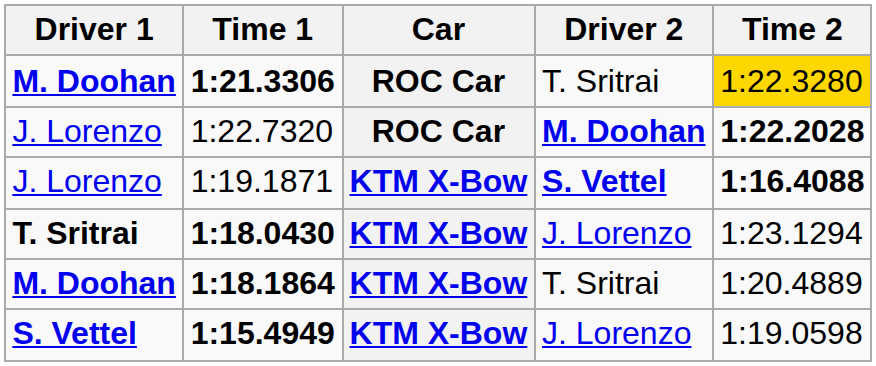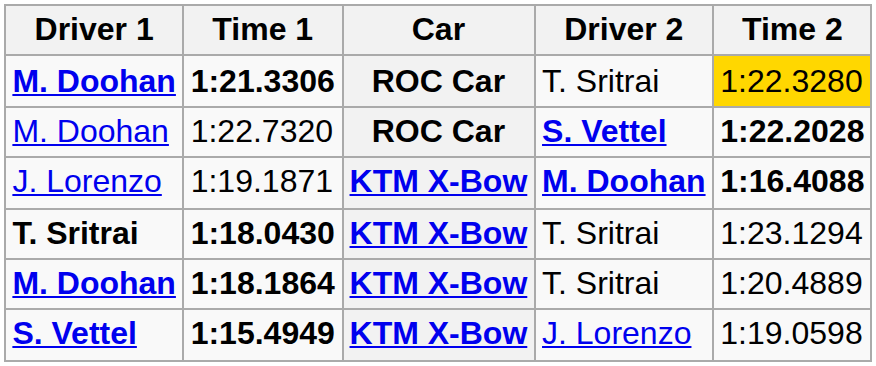(87, 131) J. Lorenzo -> (91, 131) M. Doohan
(624, 131) M. Doohan -> (604, 131) S. Vettel
(604, 182) S. Vettel -> (624, 182) M. Doohan
(617, 232) J. Lorenzo -> (601, 232) T. Sritrai
